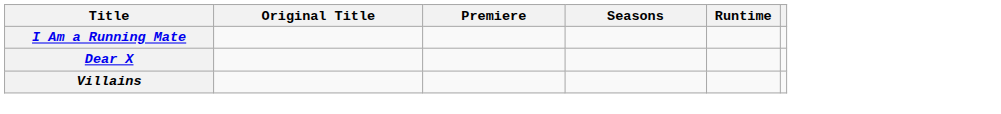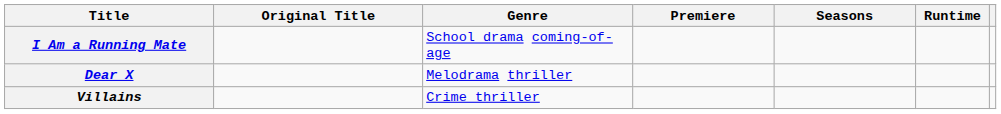+ column: (528, 16)
